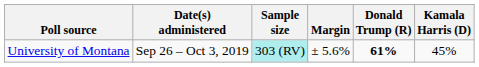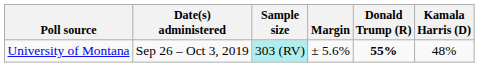(384, 51) 61% -> (384, 51) 55%
(444, 51) 45% -> (444, 51) 48%
